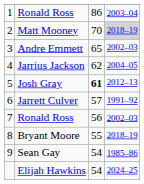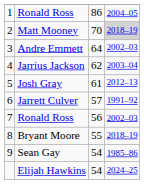(122, 13) 2003–04 -> (122, 13) 2004–05
(96, 48) 65 -> (96, 48) 64
(122, 65) 2004–05 -> (122, 65) 2003–04
(96, 83) bold -> (96, 83) normal
